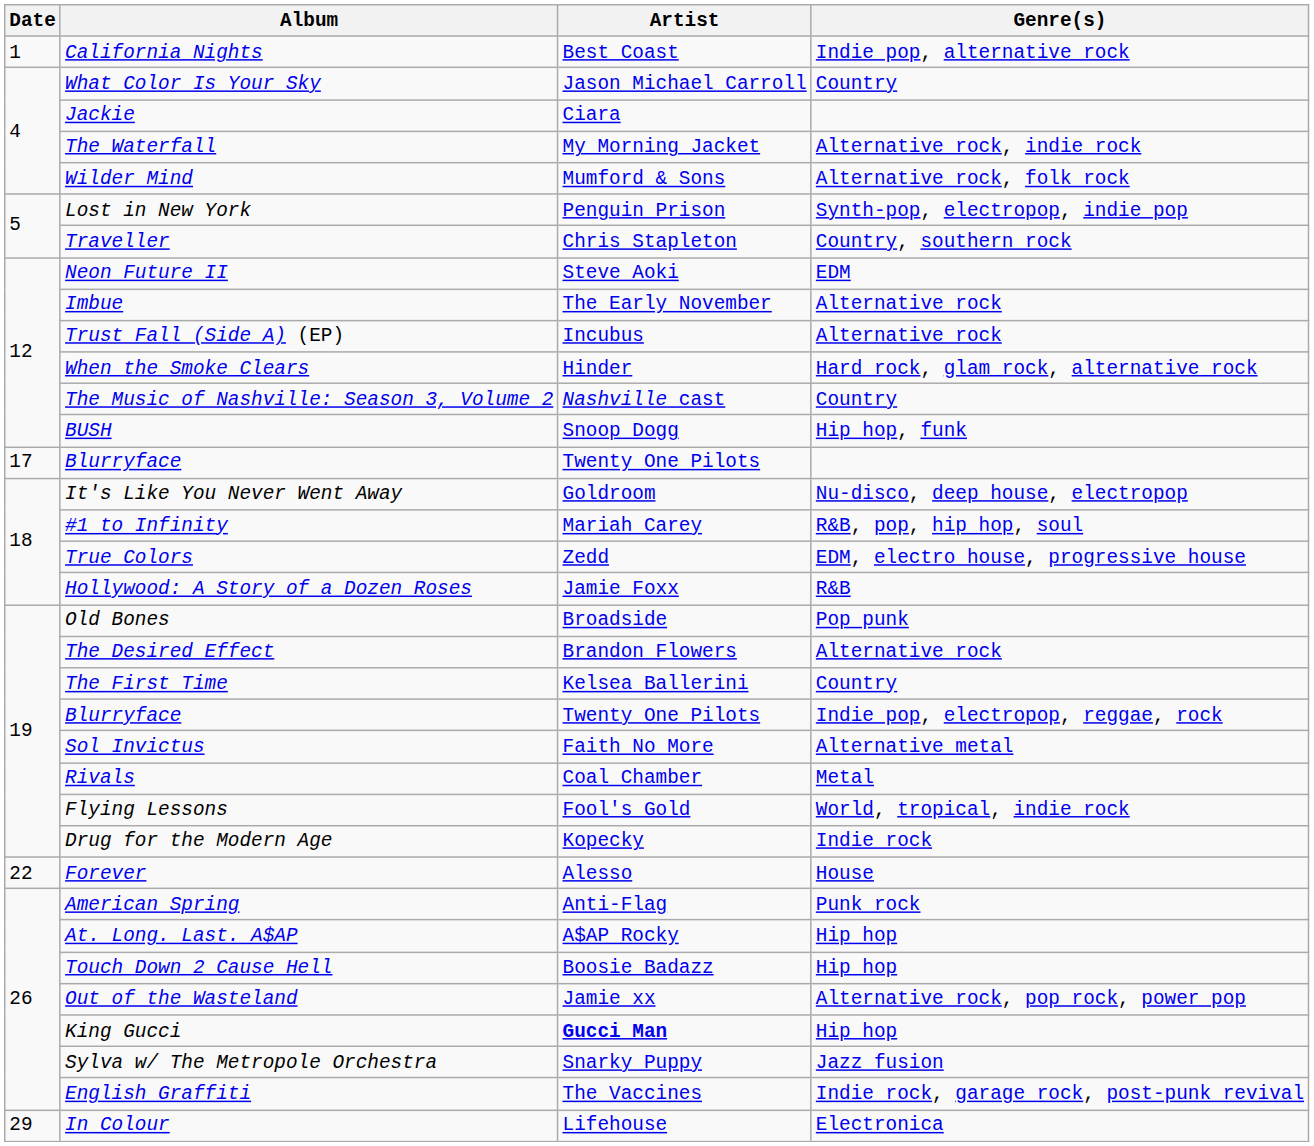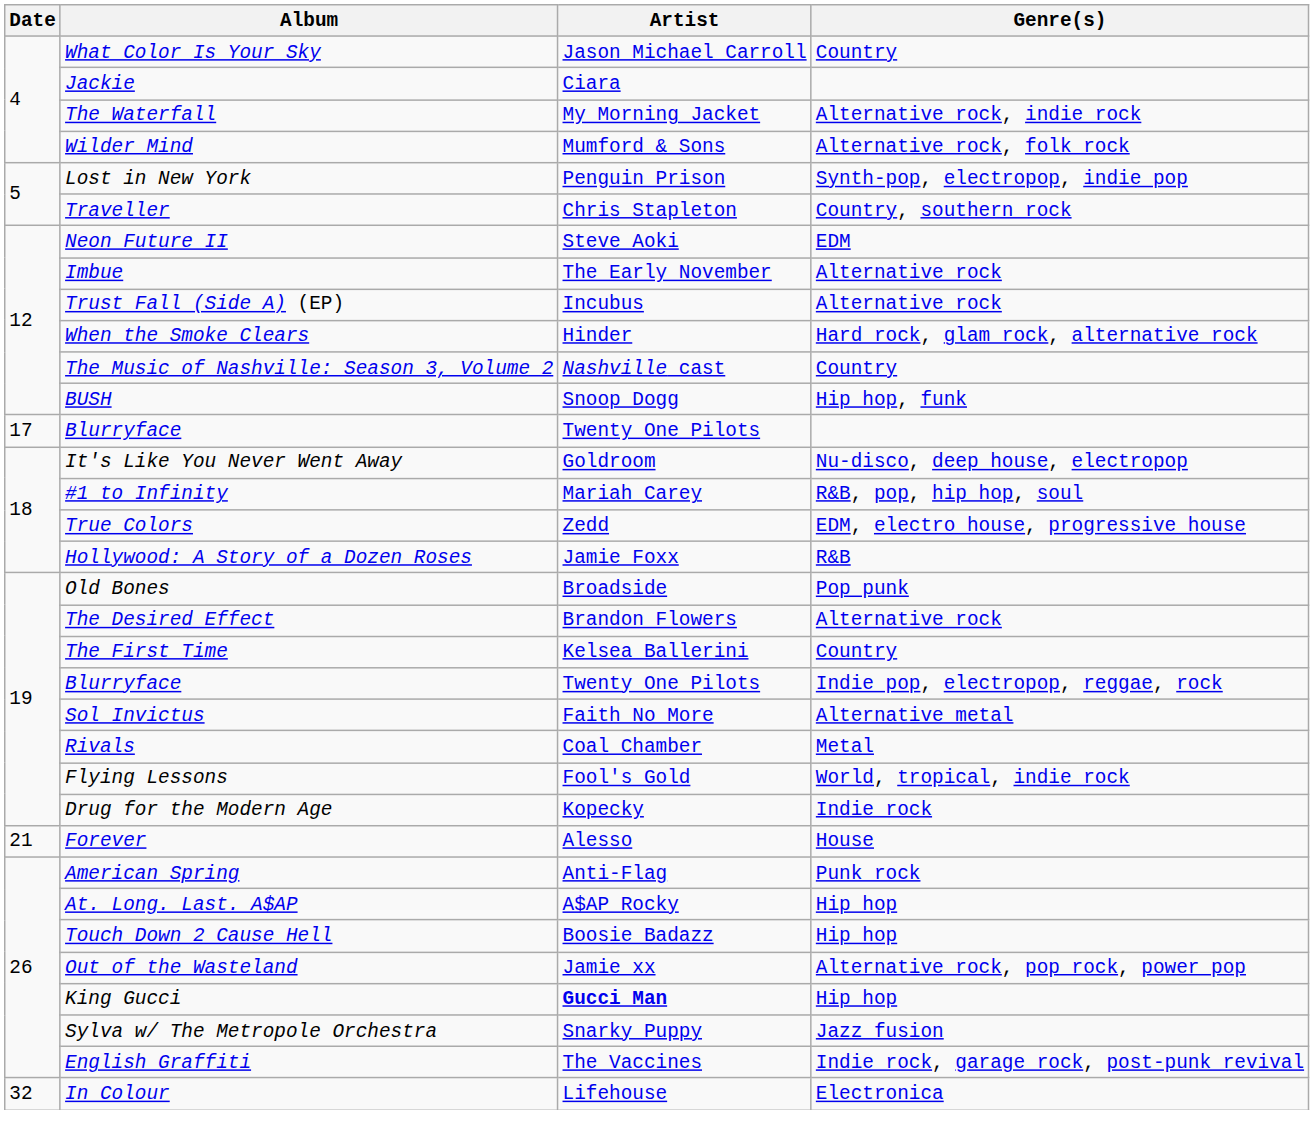- row: (164, 52)
(21, 873) 22 -> (21, 841) 21
(21, 1125) 29 -> (21, 1094) 32
